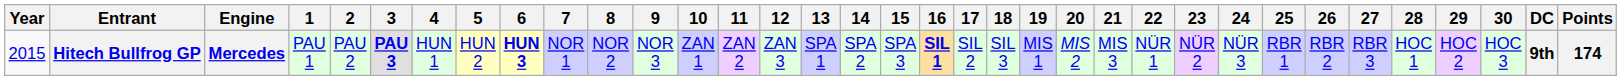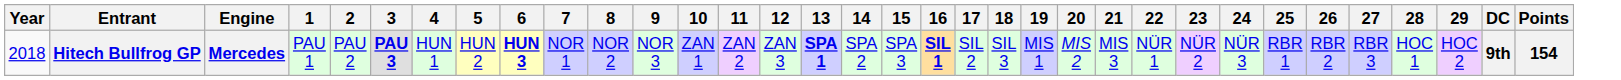- column: (1503, 17)
(27, 53) 2015 -> (27, 53) 2018
(821, 53) normal -> (821, 53) bold
(1588, 53) 174 -> (1544, 53) 154
